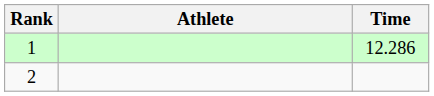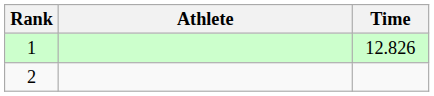(390, 47) 12.286 -> (390, 47) 12.826
